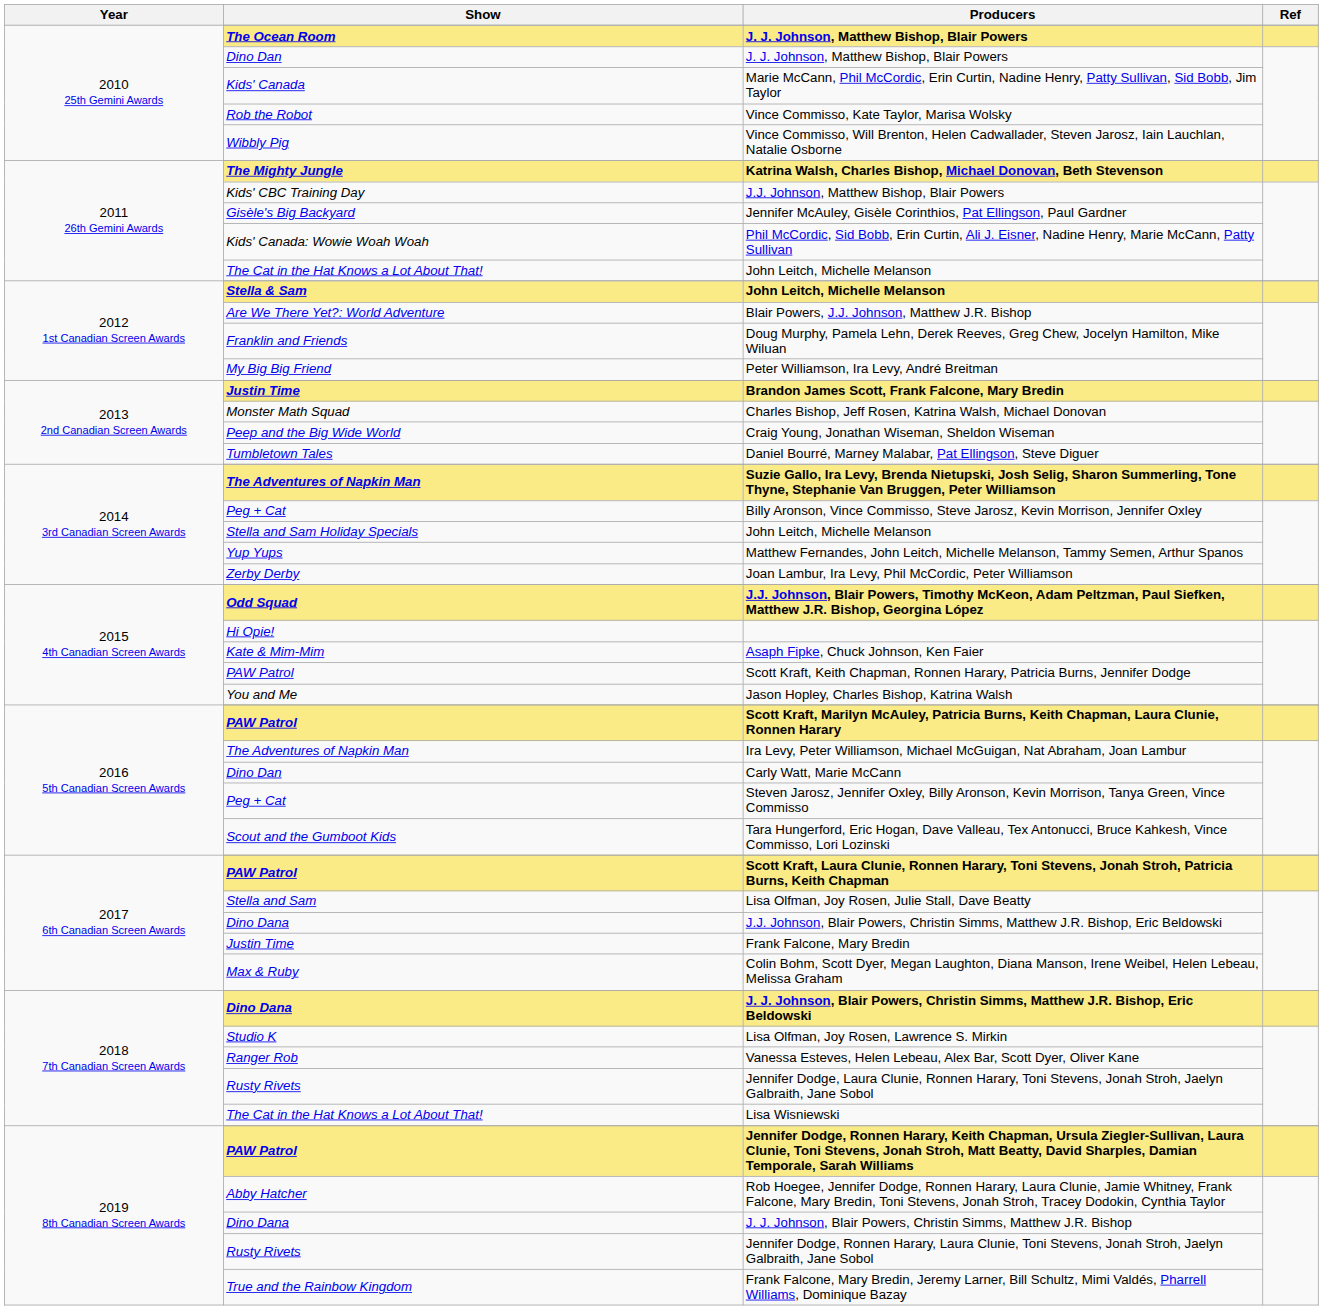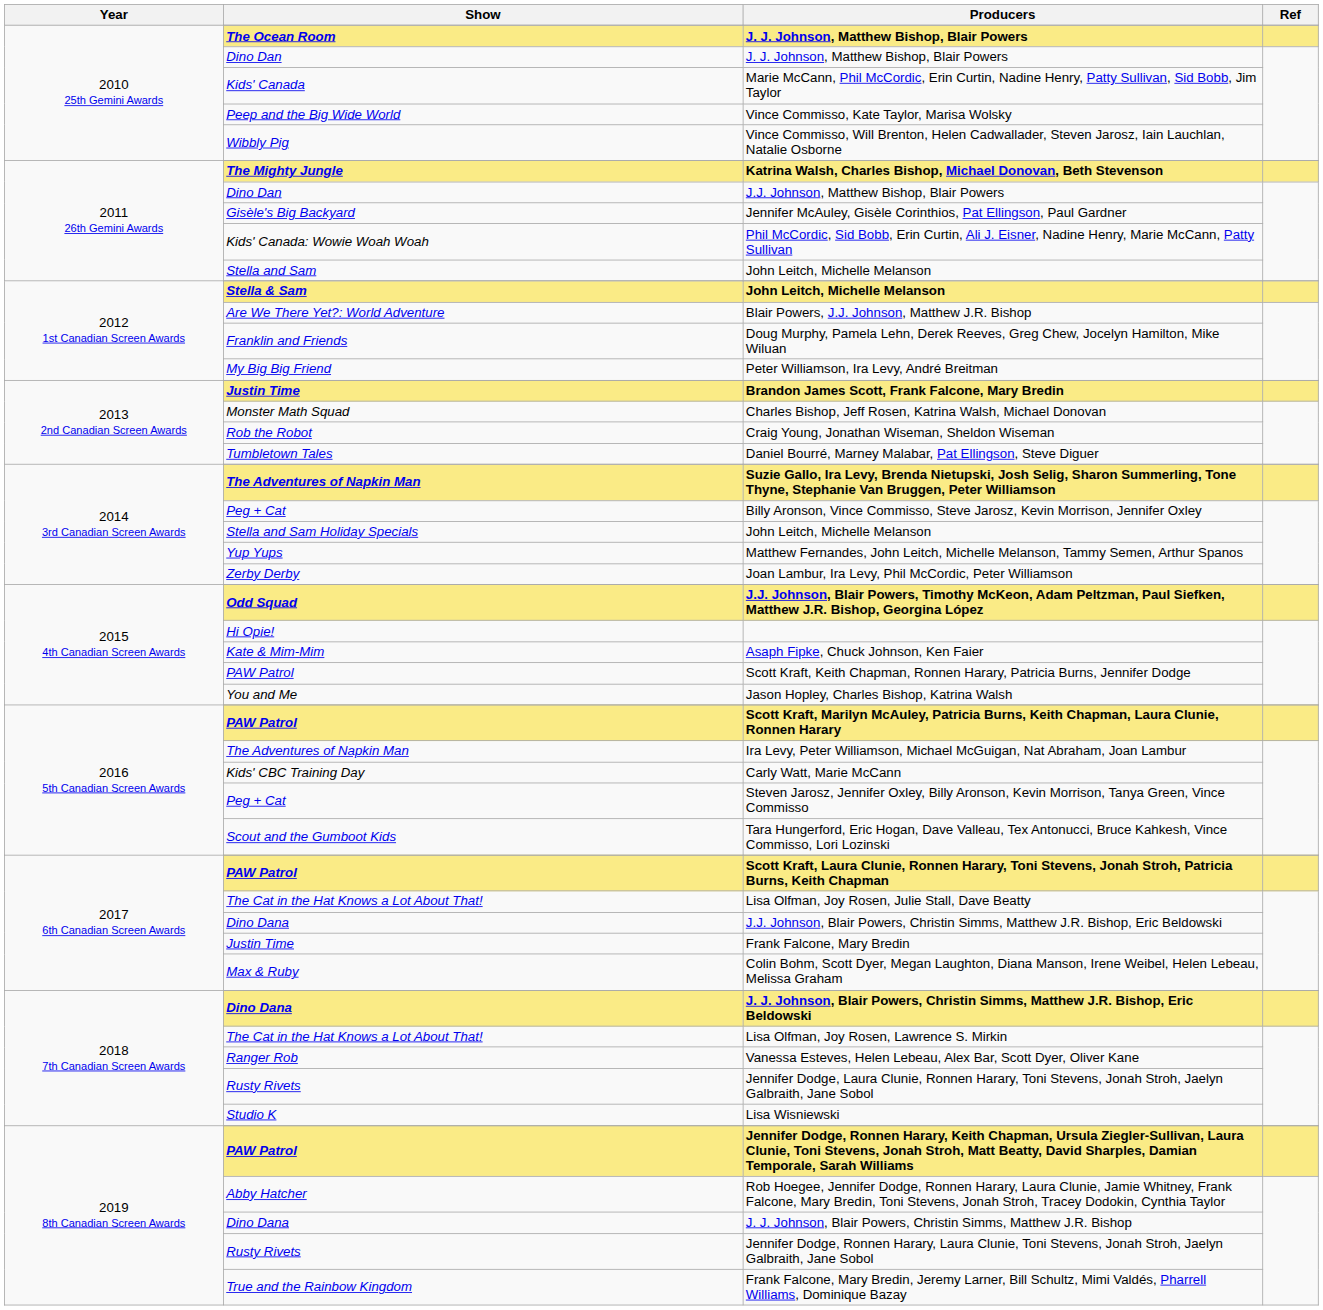(269, 114) Rob the Robot -> (313, 114) Peep and the Big Wide World
(295, 192) Kids' CBC Training Day -> (254, 192) Dino Dan
(354, 270) The Cat in the Hat Knows a Lot About That! -> (271, 270) Stella and Sam
(313, 432) Peep and the Big Wide World -> (269, 432) Rob the Robot
(254, 772) Dino Dan -> (295, 772) Kids' CBC Training Day
(271, 901) Stella and Sam -> (354, 901) The Cat in the Hat Knows a Lot About That!
(251, 1036) Studio K -> (354, 1036) The Cat in the Hat Knows a Lot About That!
(354, 1114) The Cat in the Hat Knows a Lot About That! -> (251, 1114) Studio K
